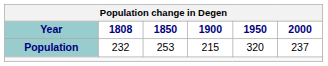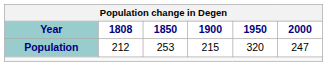(121, 48) 232 -> (121, 48) 212
(300, 48) 237 -> (300, 48) 247
